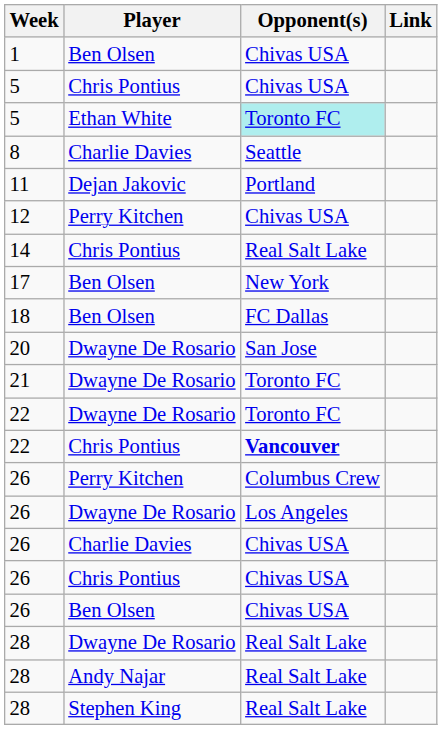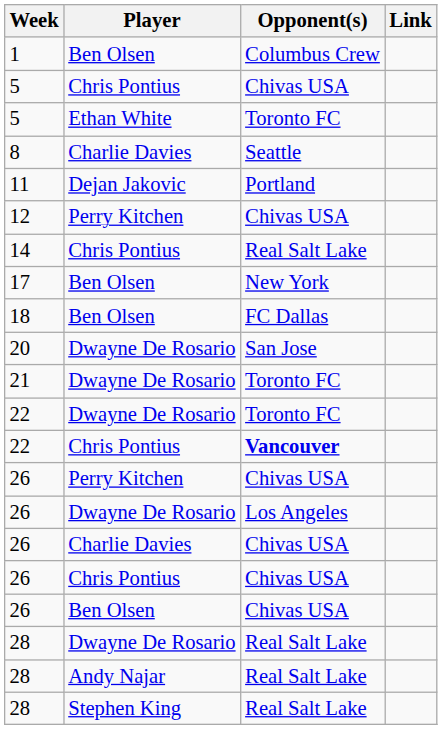(297, 53) Chivas USA -> (312, 53) Columbus Crew
(293, 119) paleturquoise background -> (293, 119) no background
(312, 479) Columbus Crew -> (297, 479) Chivas USA
